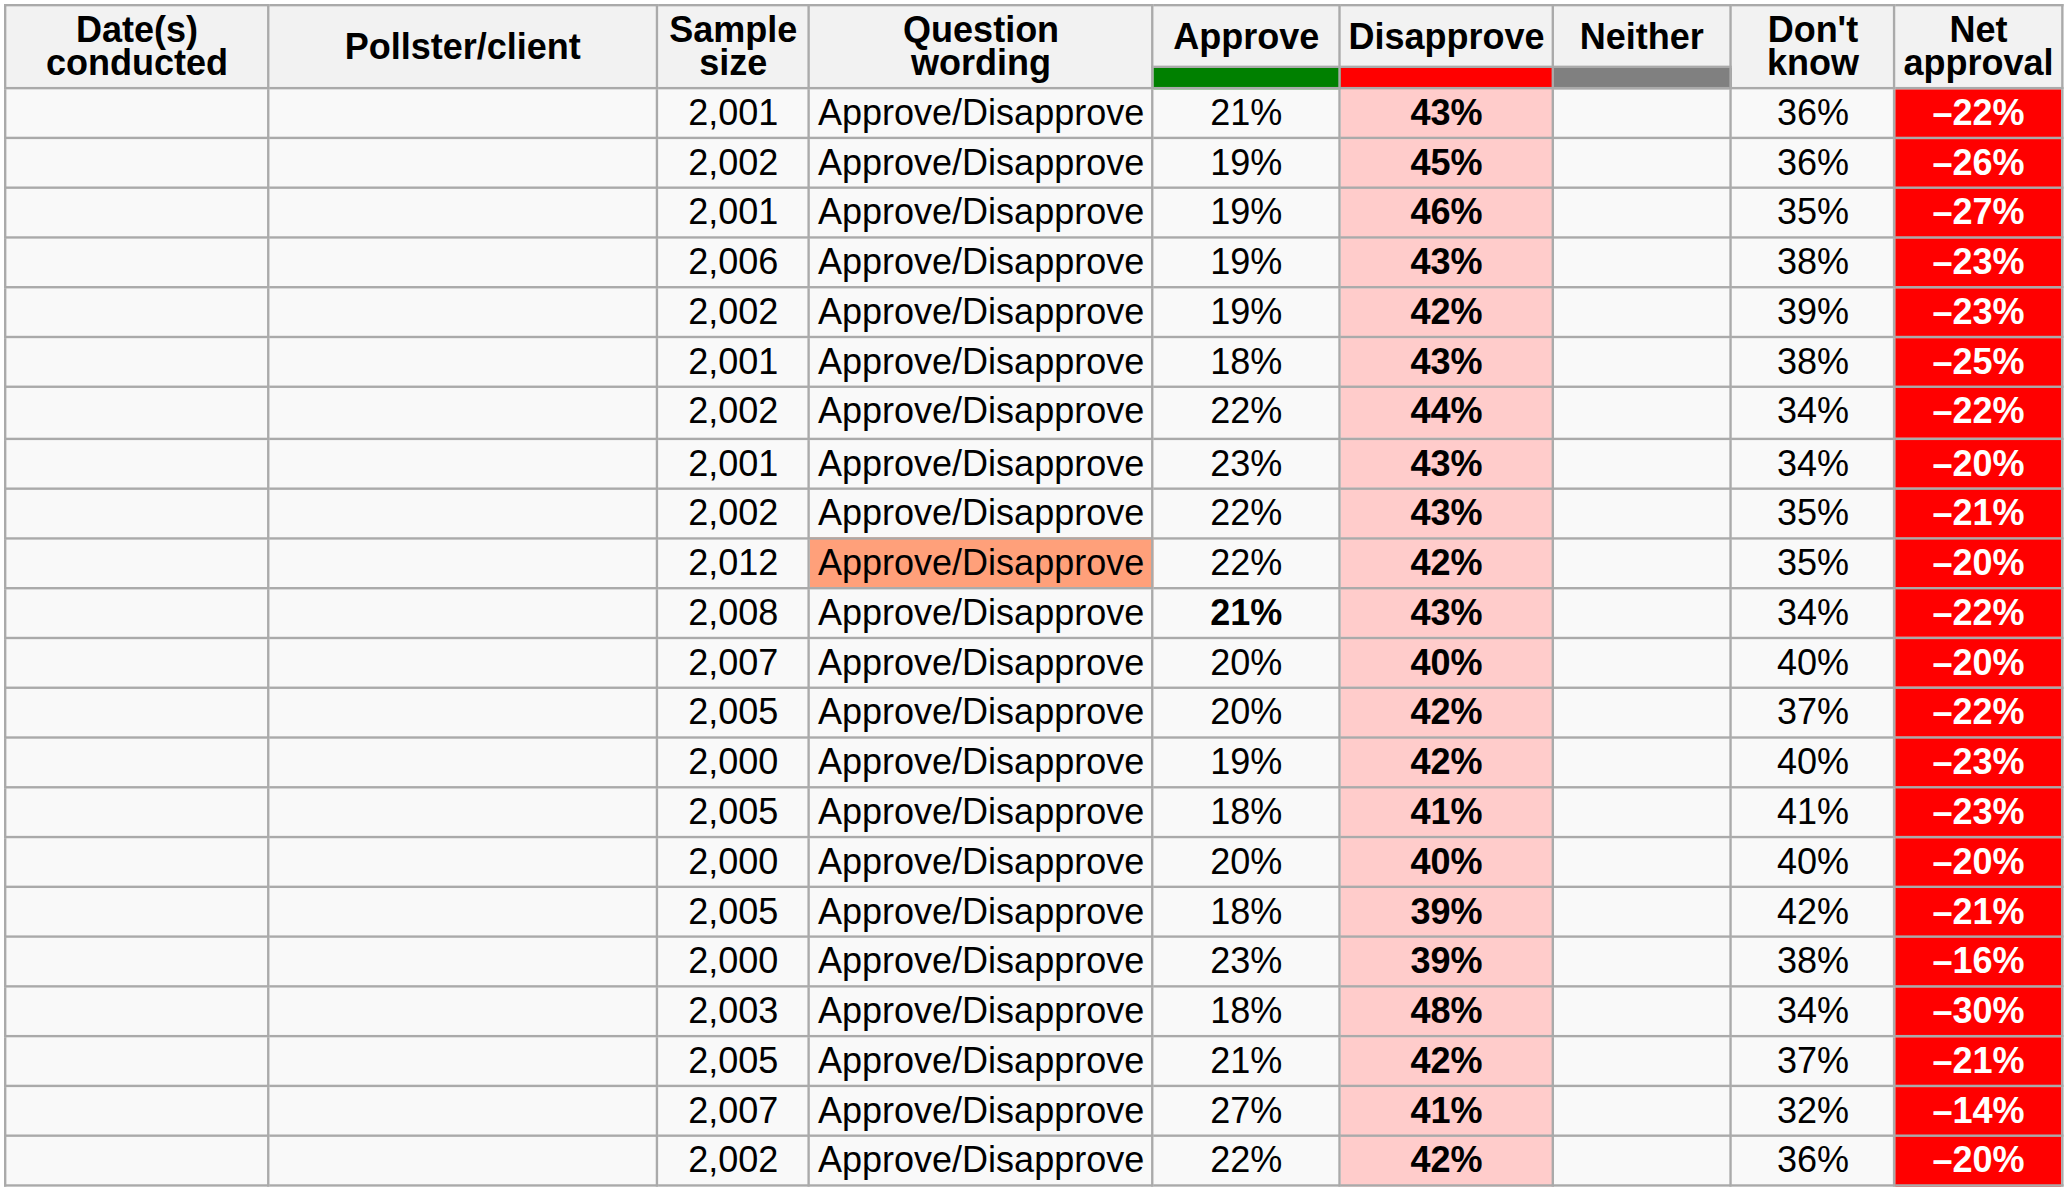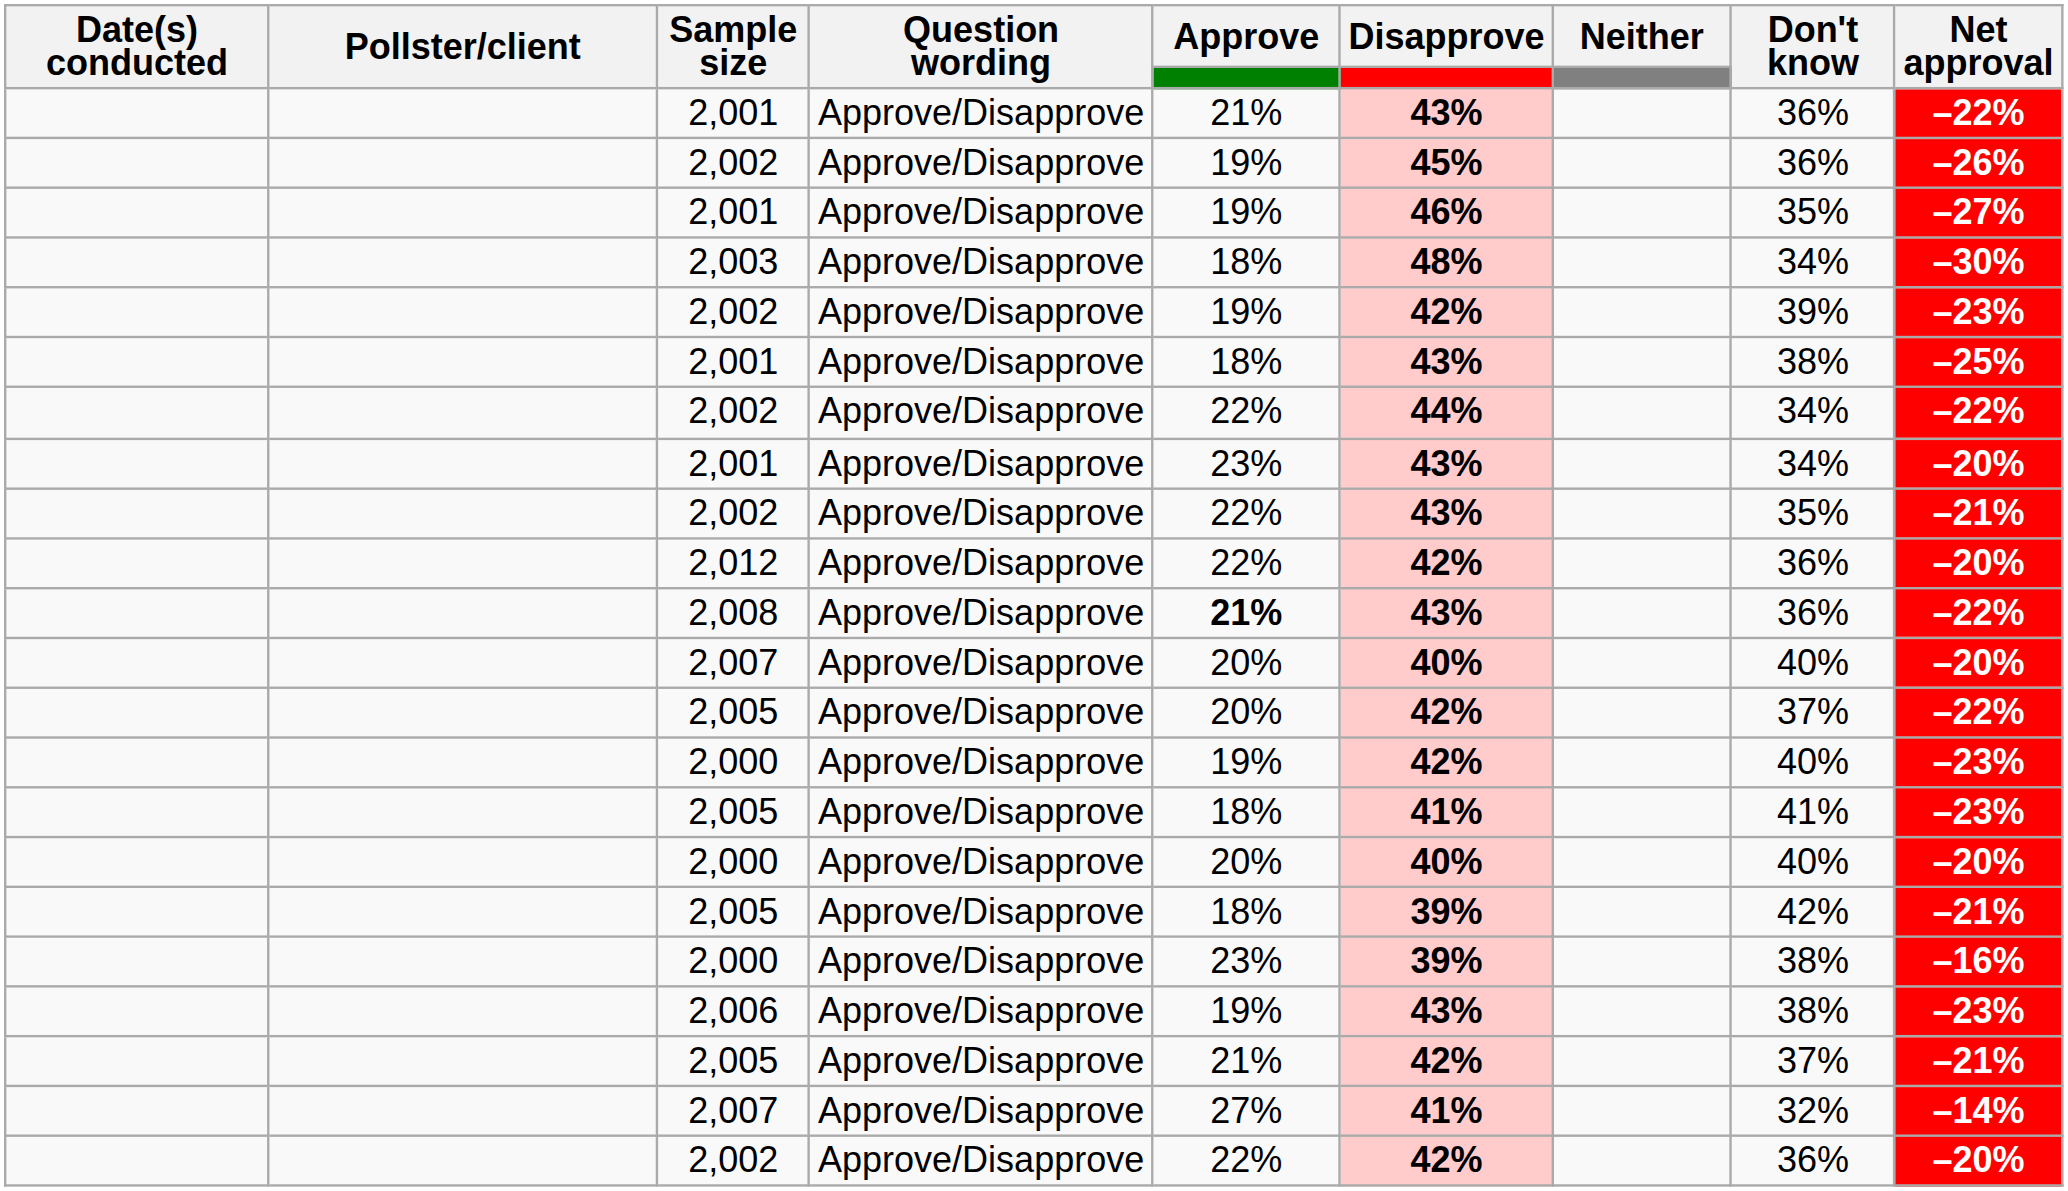rows swapped: (137, 1012) <-> (137, 263)
(981, 562) lightsalmon background -> (981, 562) no background
(1813, 562) 35% -> (1813, 562) 36%
(1813, 611) 34% -> (1813, 611) 36%
